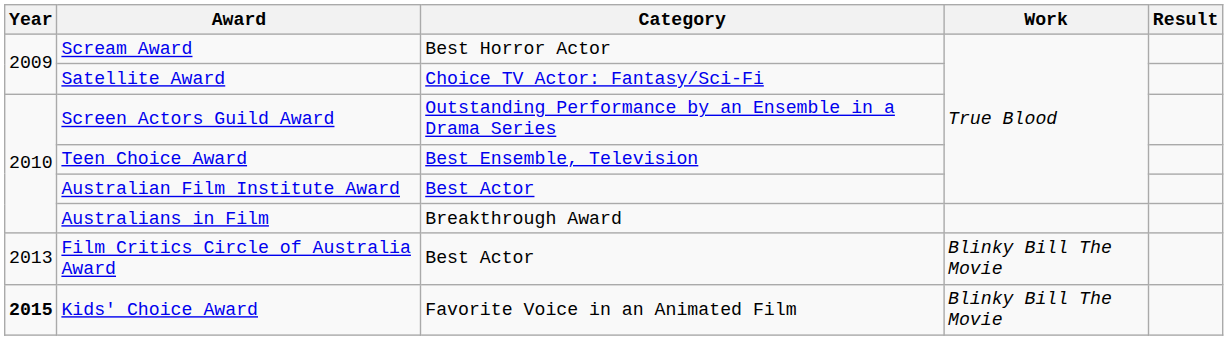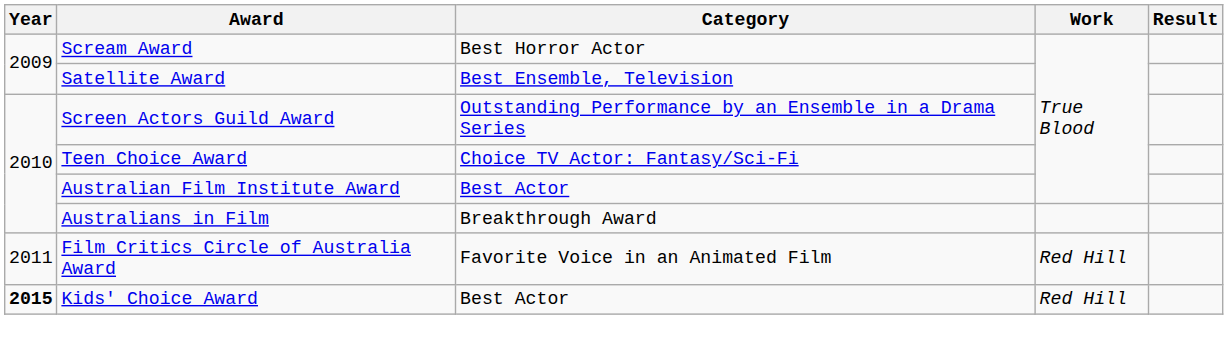(595, 79) Choice TV Actor: Fantasy/Sci-Fi -> (597, 79) Best Ensemble, Television
(562, 159) Best Ensemble, Television -> (629, 159) Choice TV Actor: Fantasy/Sci-Fi
(31, 259) 2013 -> (31, 259) 2011
(480, 259) Best Actor -> (646, 259) Favorite Voice in an Animated Film
(1030, 259) Blinky Bill The Movie -> (1083, 259) Red Hill
(611, 309) Favorite Voice in an Animated Film -> (515, 299) Best Actor
(1030, 309) Blinky Bill The Movie -> (1083, 299) Red Hill
